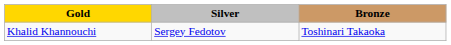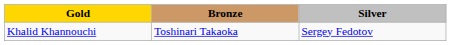columns swapped: (225, 13) <-> (372, 13)
